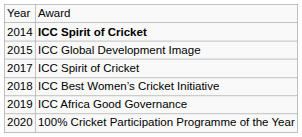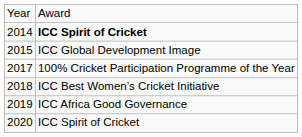(89, 68) ICC Spirit of Cricket -> (166, 68) 100% Cricket Participation Programme of the Year
(166, 123) 100% Cricket Participation Programme of the Year -> (89, 123) ICC Spirit of Cricket
